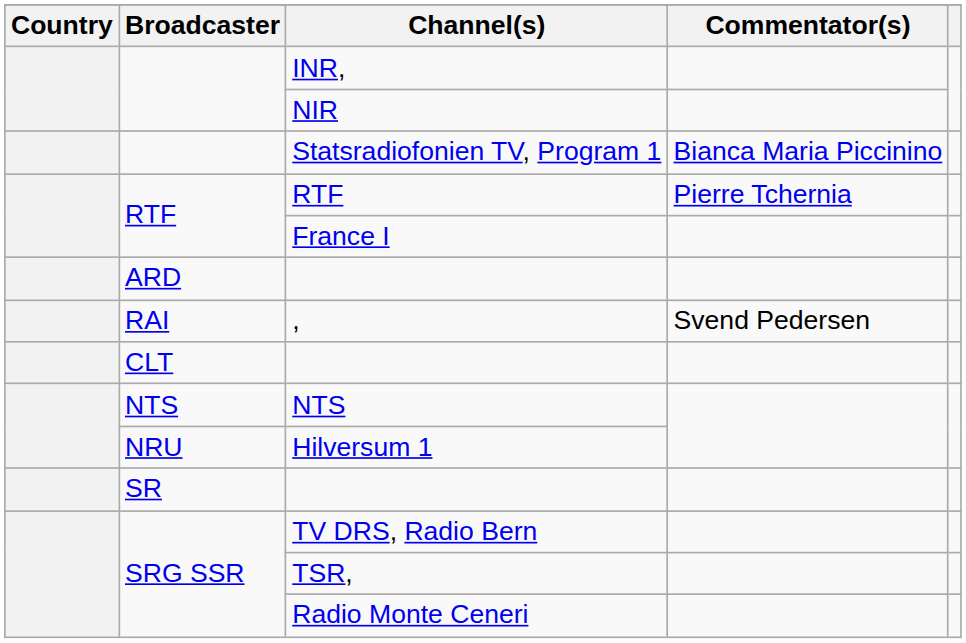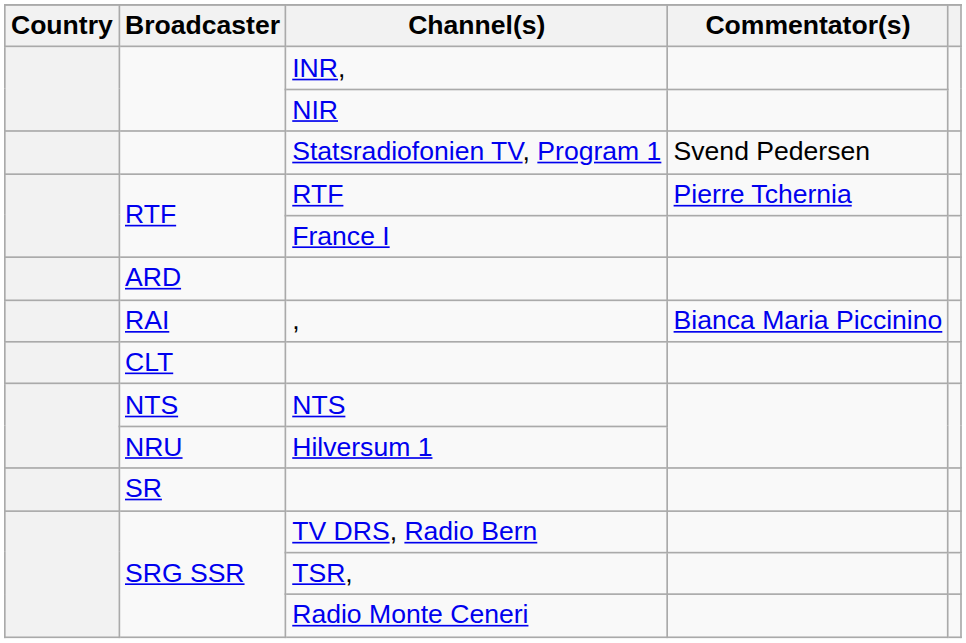(808, 151) Bianca Maria Piccinino -> (772, 151) Svend Pedersen
(772, 320) Svend Pedersen -> (808, 320) Bianca Maria Piccinino
